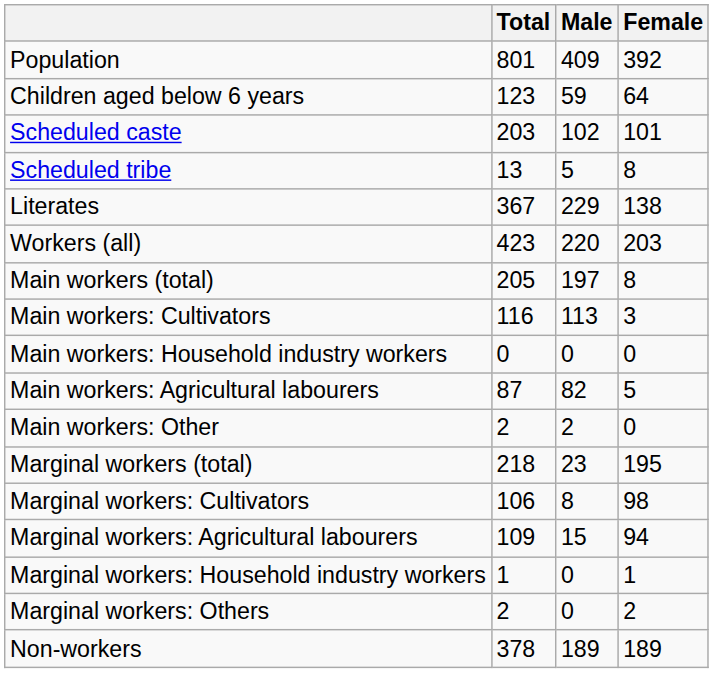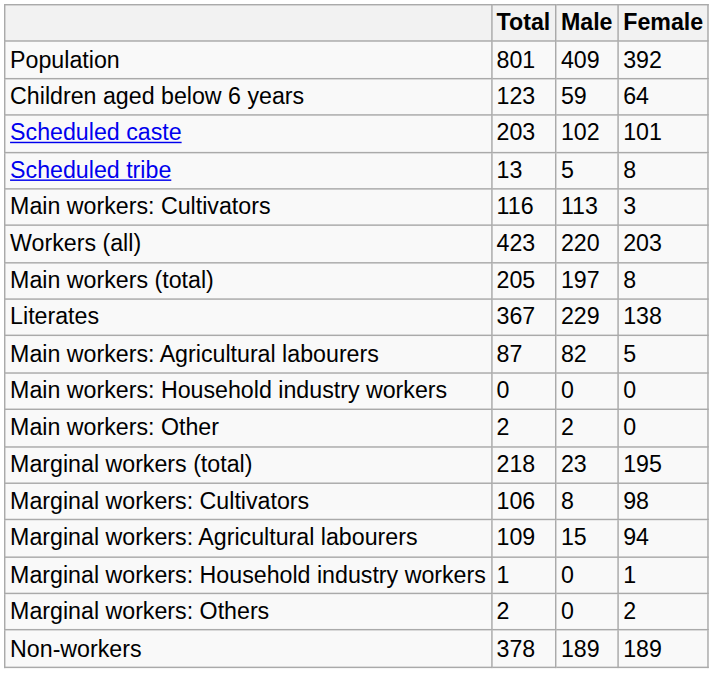rows swapped: (55, 206) <-> (140, 317)
rows swapped: (194, 390) <-> (229, 354)
